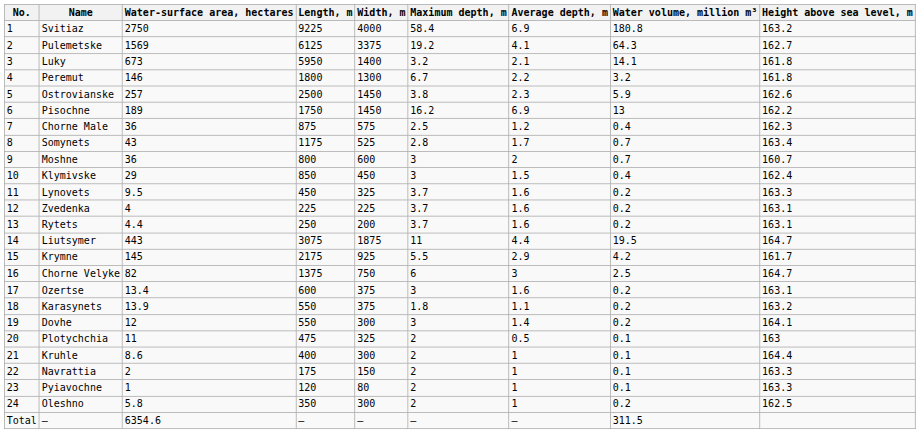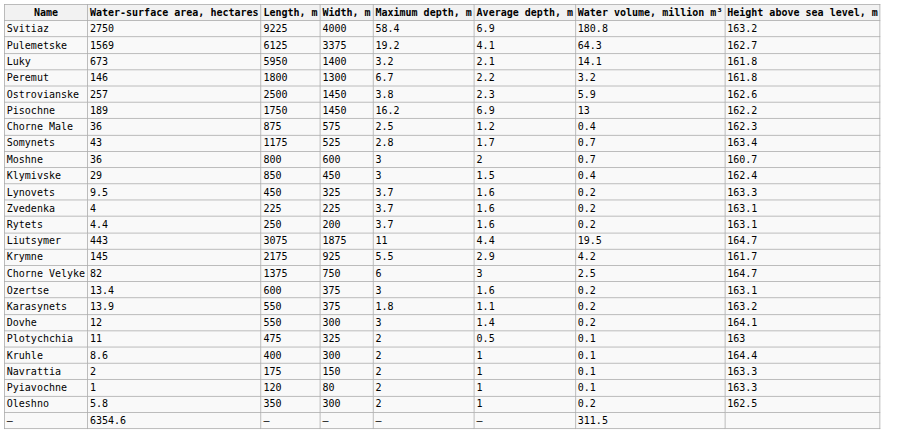- column: (22, 13)
